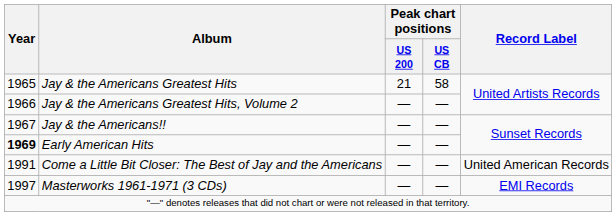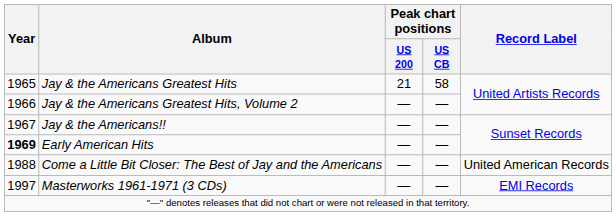(22, 165) 1991 -> (22, 165) 1988
